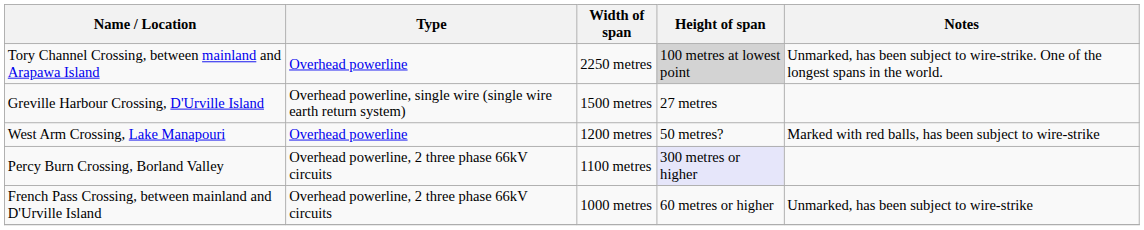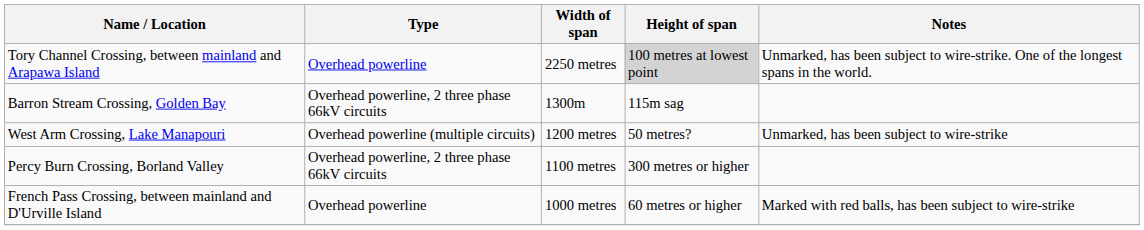- row: (136, 103)
+ row: (117, 103)
(348, 134) Overhead powerline -> (421, 134) Overhead powerline (multiple circuits)
(944, 134) Marked with red balls, has been subject to wire-strike -> (885, 134) Unmarked, has been subject to wire-strike
(700, 165) lavender background -> (688, 165) no background
(408, 205) Overhead powerline, 2 three phase 66kV circuits -> (367, 205) Overhead powerline
(910, 205) Unmarked, has been subject to wire-strike -> (918, 205) Marked with red balls, has been subject to wire-strike
